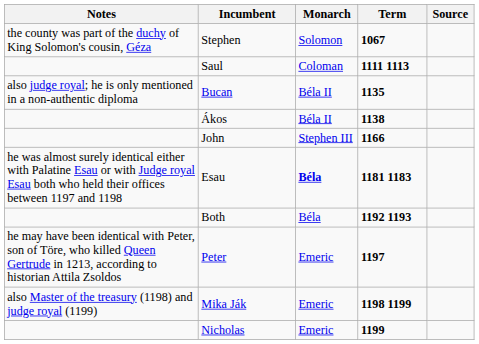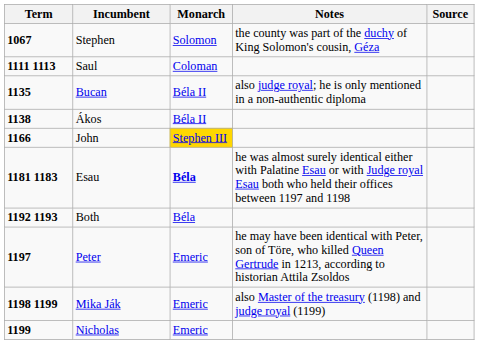columns swapped: (392, 14) <-> (101, 14)
(326, 137) no background -> (200, 137) gold background
